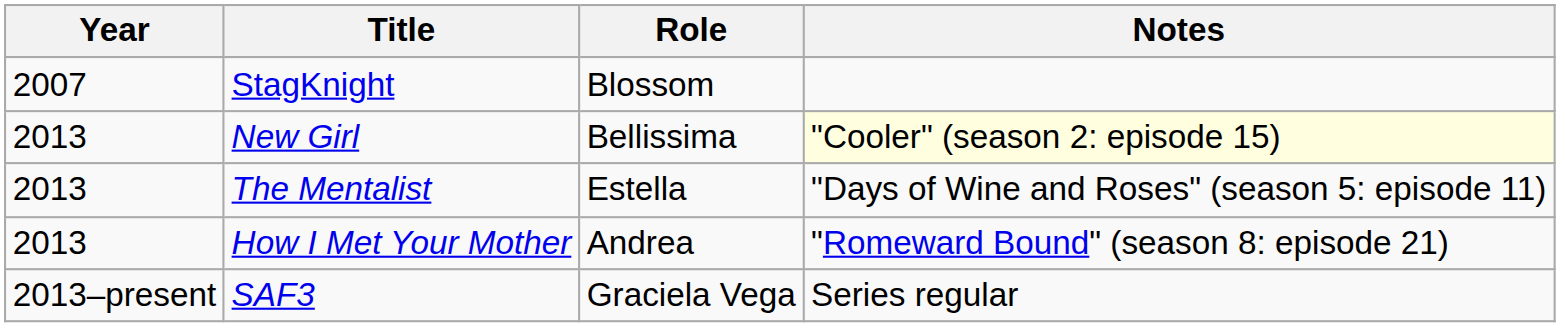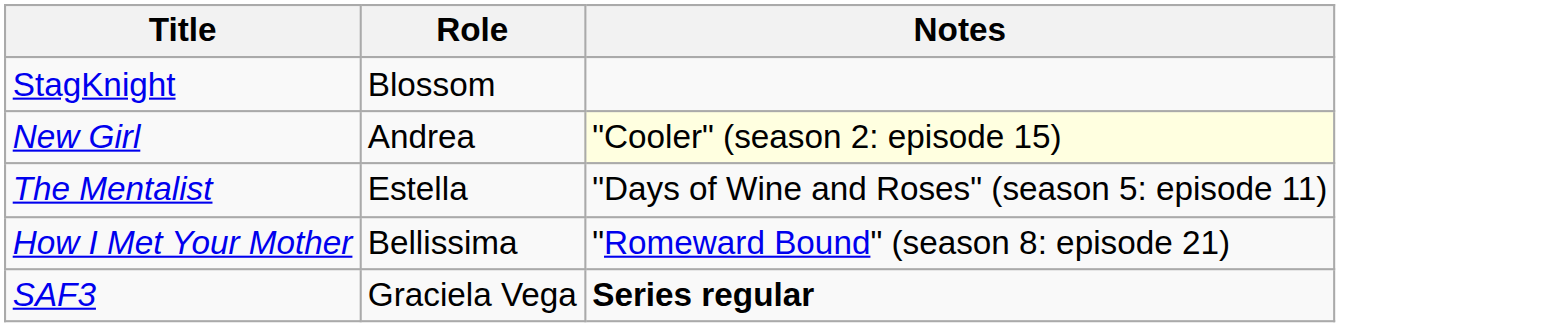- column: (114, 30)
(662, 136) Bellissima -> (421, 136) Andrea
(640, 242) Andrea -> (443, 242) Bellissima
(915, 294) normal -> (703, 294) bold
